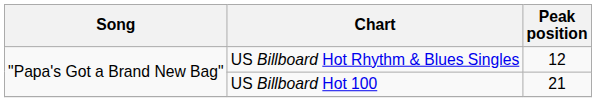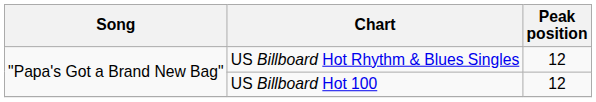(557, 84) 21 -> (557, 84) 12
